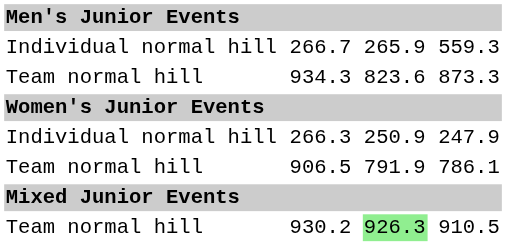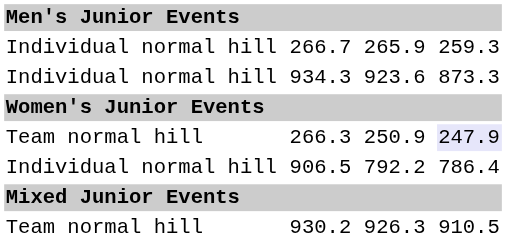(469, 48) 559.3 -> (469, 48) 259.3
(104, 78) Team normal hill -> (141, 78) Individual normal hill
(395, 78) 823.6 -> (395, 78) 923.6
(141, 138) Individual normal hill -> (104, 138) Team normal hill
(469, 138) no background -> (469, 138) lavender background
(104, 168) Team normal hill -> (141, 168) Individual normal hill
(395, 168) 791.9 -> (395, 168) 792.2
(469, 168) 786.1 -> (469, 168) 786.4
(395, 228) lightgreen background -> (395, 228) no background
